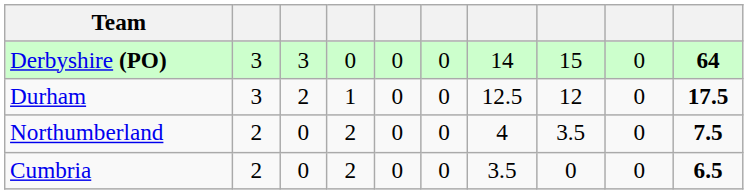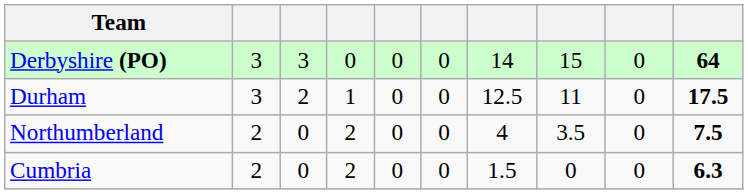(571, 96) 12 -> (571, 96) 11
(502, 170) 3.5 -> (502, 170) 1.5
(708, 170) 6.5 -> (708, 170) 6.3
